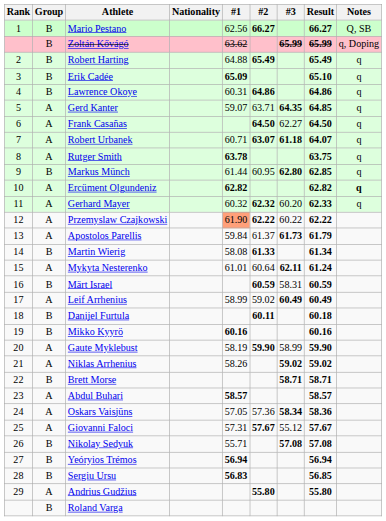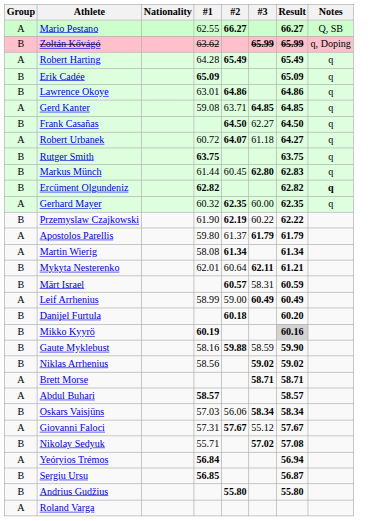- column: (18, 12)
(49, 28) B -> (21, 28) A
(236, 28) 62.56 -> (208, 28) 62.55
(49, 60) B -> (21, 60) A
(236, 60) 64.88 -> (208, 60) 64.28
(320, 76) 65.10 -> (292, 76) 65.09
(236, 92) 60.31 -> (208, 92) 63.01
(236, 108) 59.07 -> (208, 108) 59.08
(291, 108) 64.35 -> (263, 108) 64.85
(49, 124) A -> (21, 124) B
(236, 140) 60.71 -> (208, 140) 60.72
(263, 140) 63.07 -> (235, 140) 64.07
(291, 140) bold -> (263, 140) normal
(320, 140) 64.07 -> (292, 140) 64.27
(49, 156) A -> (21, 156) B
(236, 156) 63.78 -> (208, 156) 63.75
(263, 172) 60.95 -> (235, 172) 60.45
(320, 172) 62.85 -> (292, 172) 62.83
(49, 188) A -> (21, 188) B
(263, 204) 62.32 -> (235, 204) 62.35
(291, 204) 60.20 -> (263, 204) 60.00
(320, 204) 62.33 -> (292, 204) 62.35
(49, 220) A -> (21, 220) B
(236, 220) lightsalmon background -> (208, 220) no background
(263, 220) 62.22 -> (235, 220) 62.19
(236, 236) 59.84 -> (208, 236) 59.80
(291, 236) 61.73 -> (263, 236) 61.79
(49, 252) B -> (21, 252) A
(263, 252) 61.33 -> (235, 252) 61.34
(49, 268) A -> (21, 268) B
(236, 268) 61.01 -> (208, 268) 62.01
(320, 268) 61.24 -> (292, 268) 61.21
(263, 284) 60.59 -> (235, 284) 60.57
(263, 300) 59.02 -> (235, 300) 59.00
(263, 316) 60.11 -> (235, 316) 60.18
(320, 316) 60.18 -> (292, 316) 60.20
(236, 332) 60.16 -> (208, 332) 60.19
(320, 332) no background -> (292, 332) lightgrey background
(49, 348) A -> (21, 348) B
(236, 348) 58.19 -> (208, 348) 58.16
(263, 348) 59.90 -> (235, 348) 59.88
(291, 348) 58.99 -> (263, 348) 58.59
(49, 364) A -> (21, 364) B
(236, 364) 58.26 -> (208, 364) 58.56
(49, 380) B -> (21, 380) A
(49, 412) A -> (21, 412) B
(236, 412) 57.05 -> (208, 412) 57.03
(263, 412) 57.36 -> (235, 412) 56.06
(320, 412) 58.36 -> (292, 412) 58.34
(291, 444) 57.08 -> (263, 444) 57.02
(49, 460) B -> (21, 460) A
(236, 460) 56.94 -> (208, 460) 56.84
(236, 476) 56.83 -> (208, 476) 56.85
(320, 476) 56.85 -> (292, 476) 56.87
(49, 492) A -> (21, 492) B
(49, 508) B -> (21, 508) A
